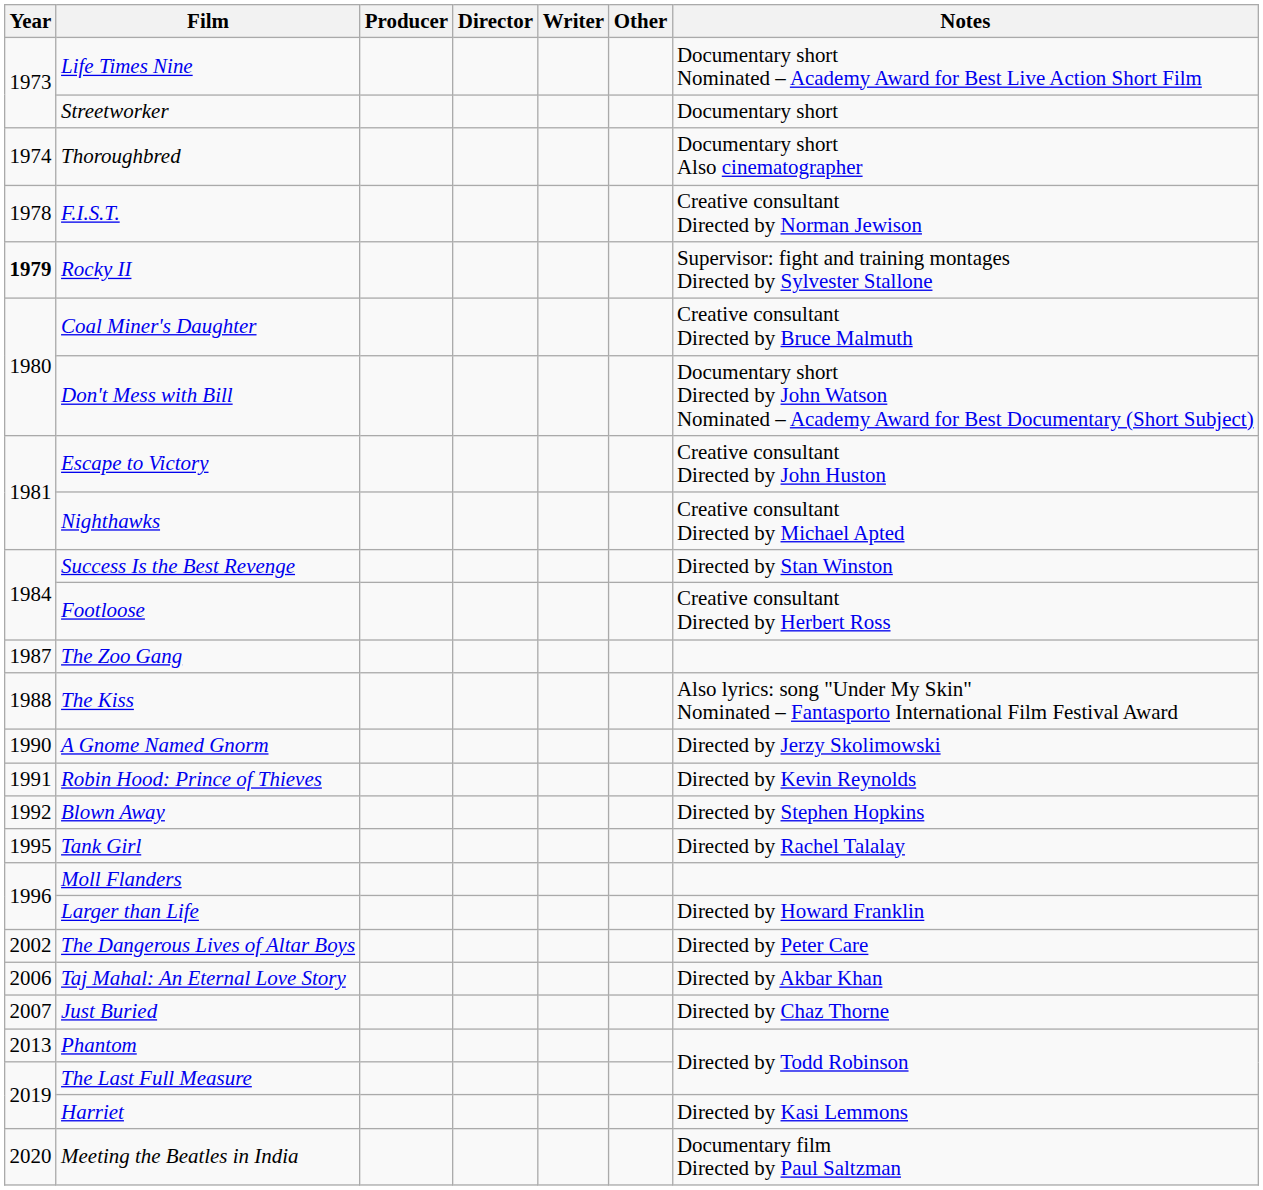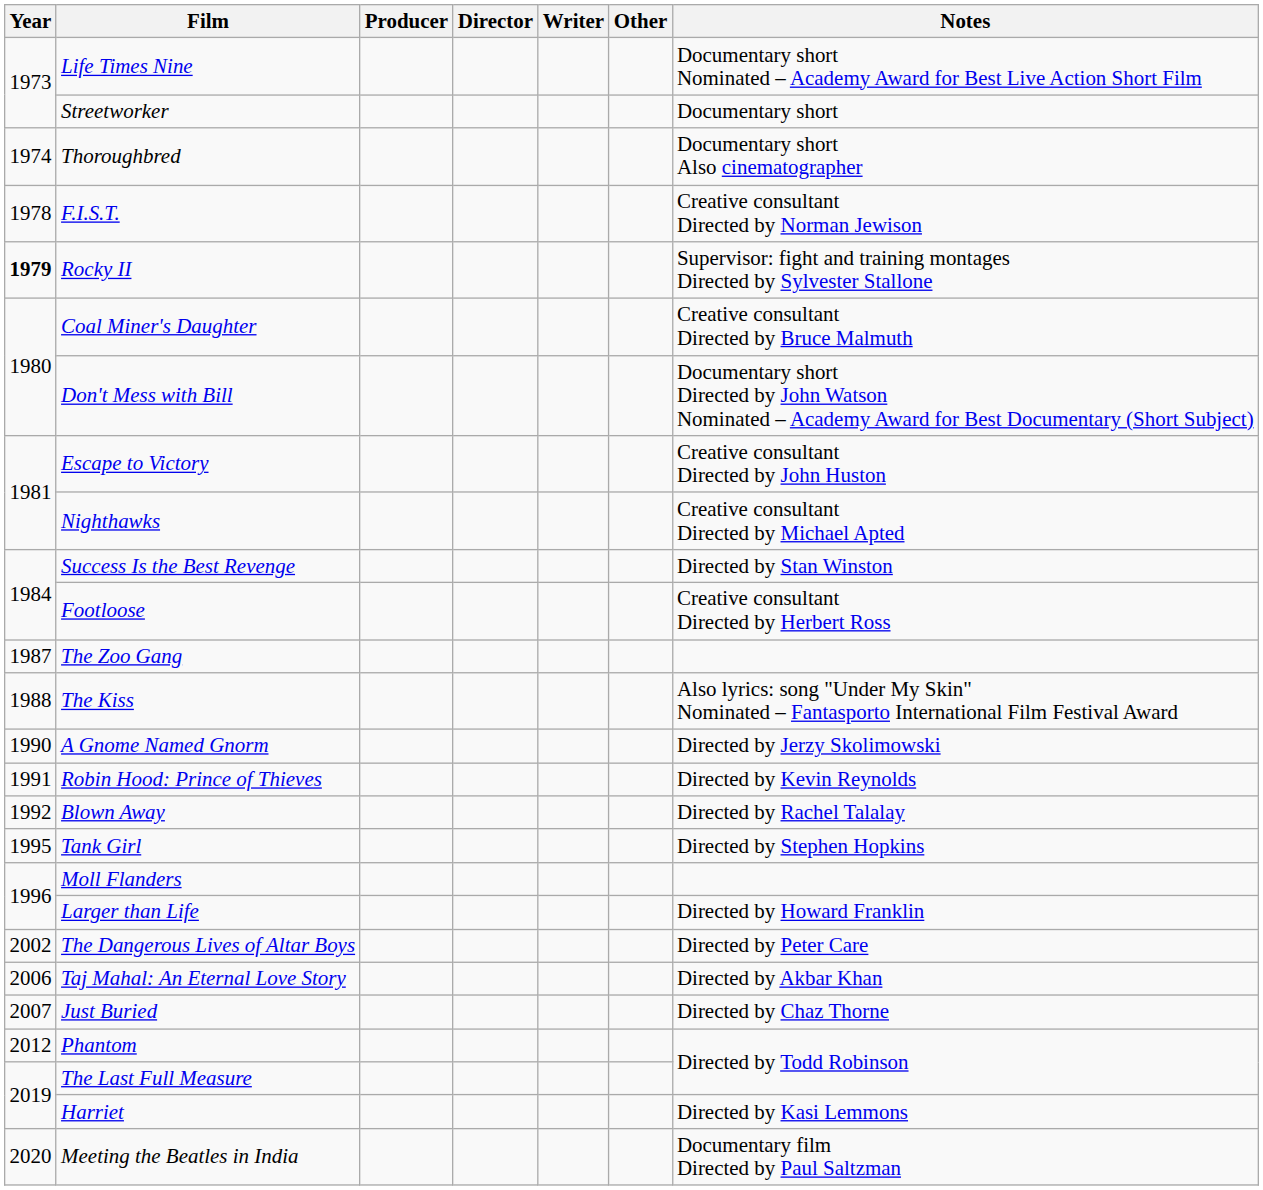(801, 812) Directed by Stephen Hopkins -> (791, 812) Directed by Rachel Talalay
(791, 845) Directed by Rachel Talalay -> (801, 845) Directed by Stephen Hopkins
(30, 1045) 2013 -> (30, 1045) 2012
